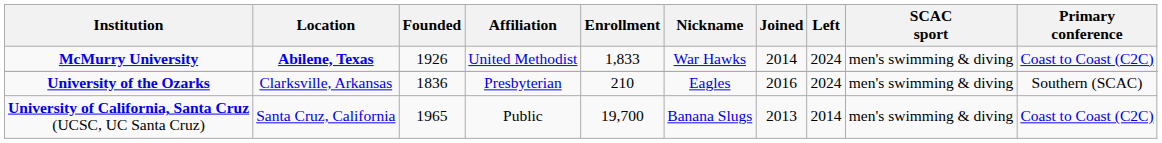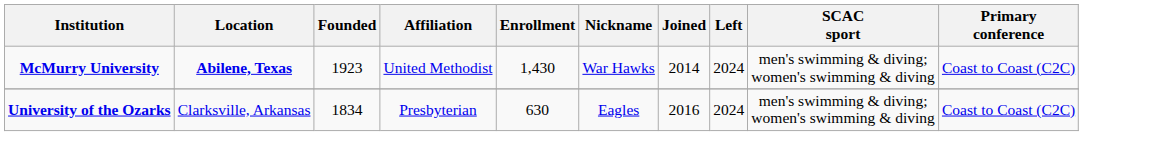(432, 58) 1926 -> (347, 67) 1923
(622, 58) 1,833 -> (537, 67) 1,430
(931, 58) men's swimming & diving -> (843, 67) men's swimming & diving; women's swimming & diving
(432, 83) 1836 -> (347, 109) 1834
(622, 83) 210 -> (537, 109) 630
(931, 83) men's swimming & diving -> (843, 109) men's swimming & diving; women's swimming & diving
(1087, 83) Southern (SCAC) -> (1009, 109) Coast to Coast (C2C)
- row: (129, 116)
